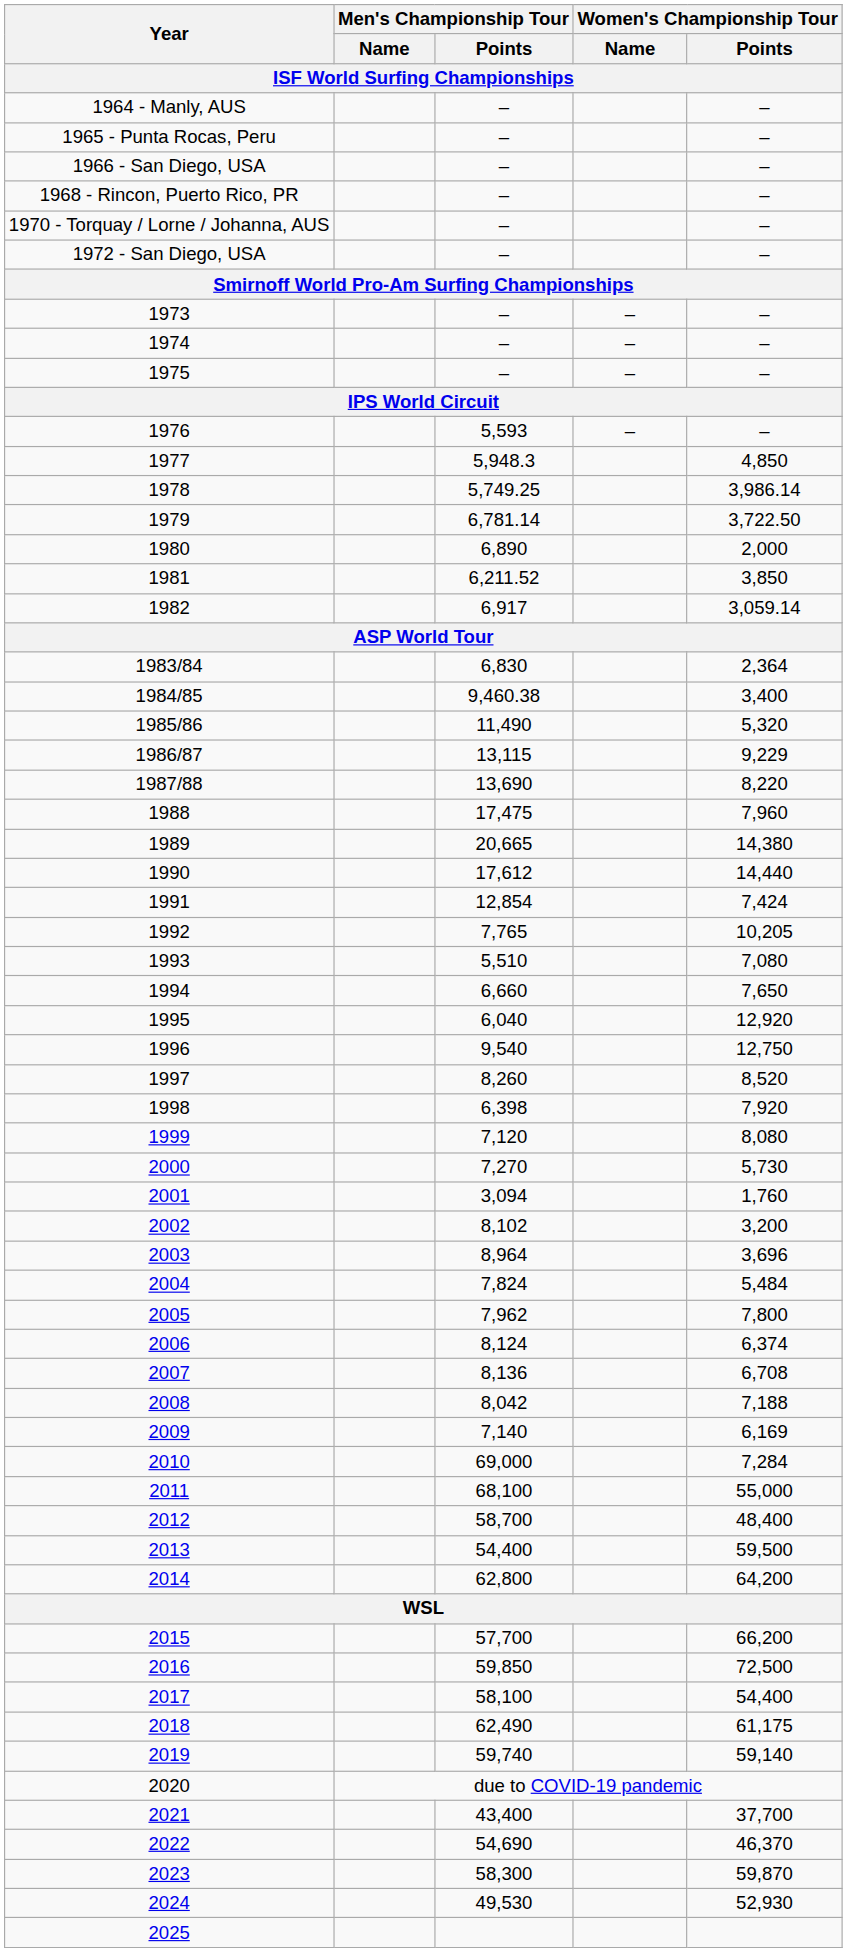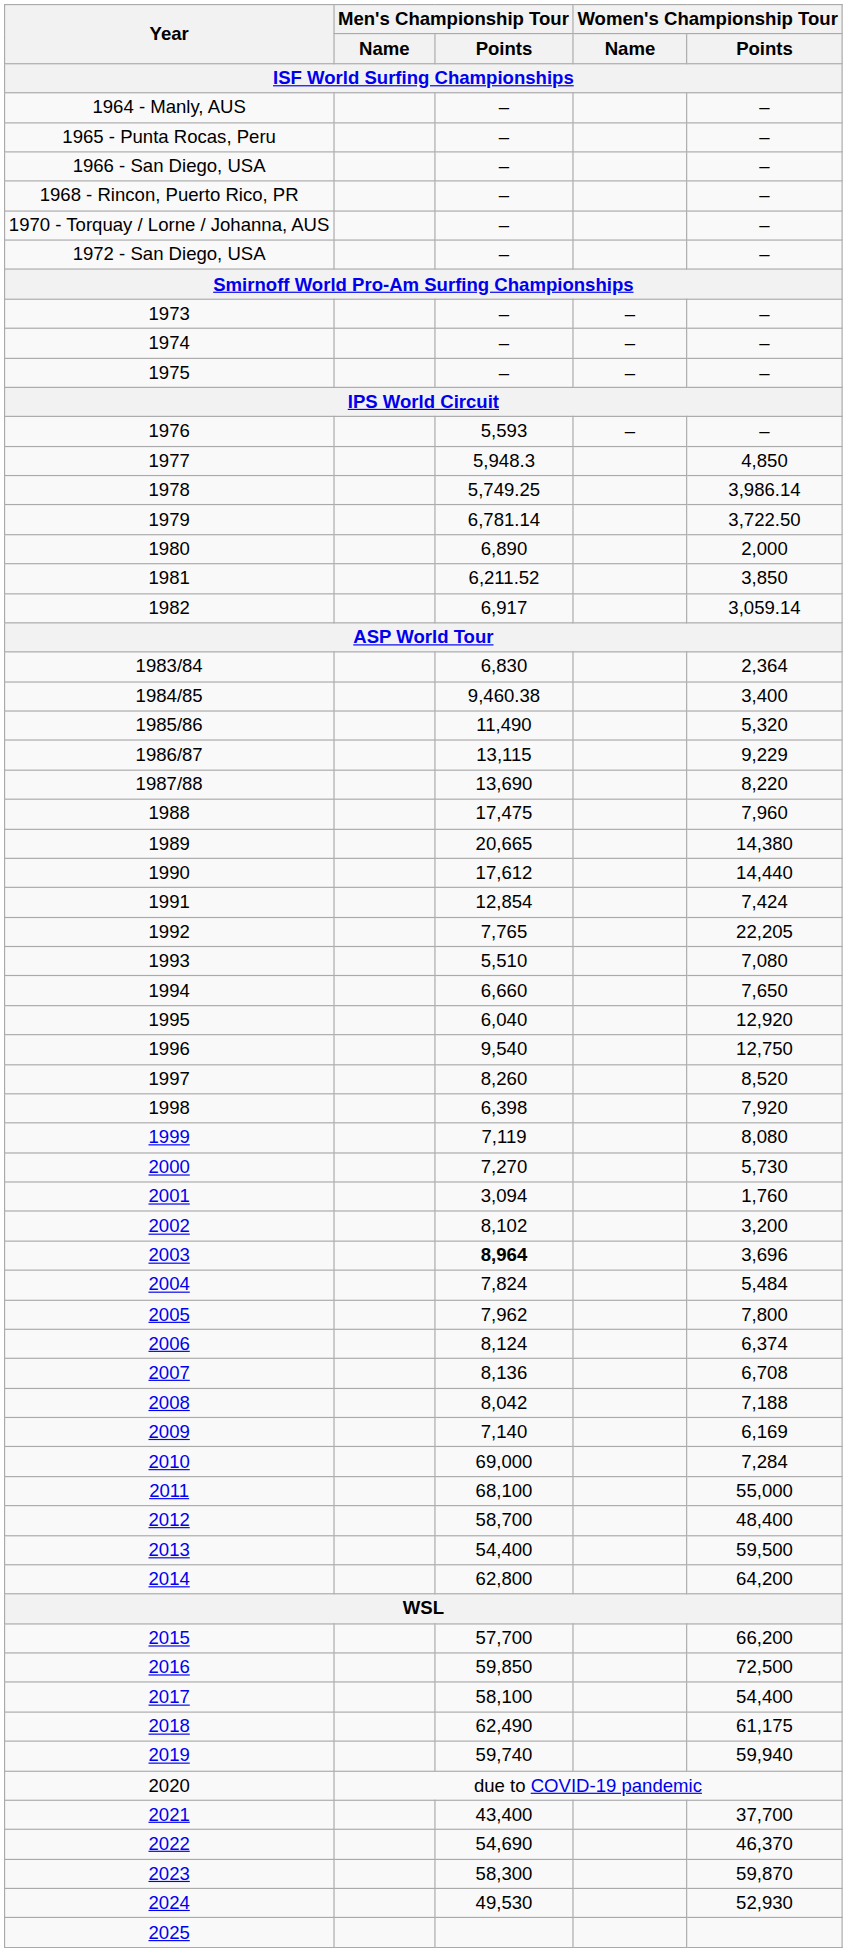(764, 931) 10,205 -> (764, 931) 22,205
(504, 1137) 7,120 -> (504, 1137) 7,119
(504, 1255) normal -> (504, 1255) bold
(764, 1755) 59,140 -> (764, 1755) 59,940
